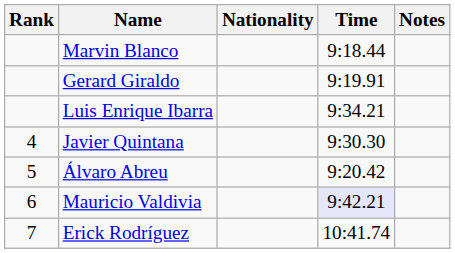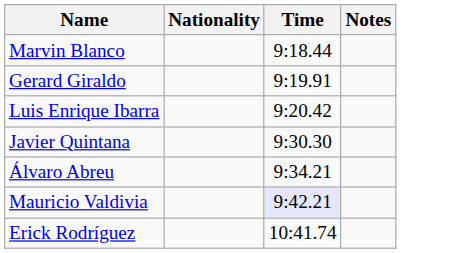- column: (31, 19)
(356, 111) 9:34.21 -> (303, 111) 9:20.42
(356, 171) 9:20.42 -> (303, 171) 9:34.21
